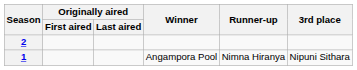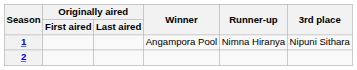rows swapped: (24, 57) <-> (24, 42)
